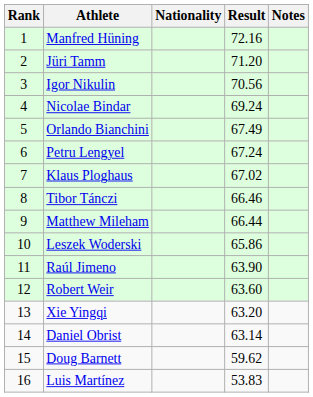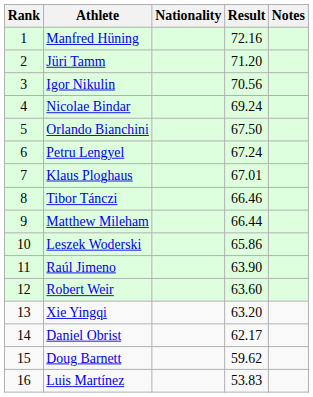(247, 130) 67.49 -> (247, 130) 67.50
(247, 175) 67.02 -> (247, 175) 67.01
(247, 335) 63.14 -> (247, 335) 62.17
